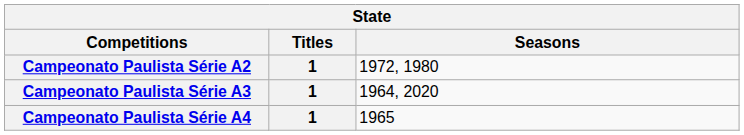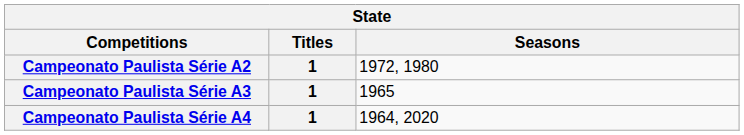(399, 92) 1964, 2020 -> (377, 92) 1965
(377, 117) 1965 -> (399, 117) 1964, 2020
